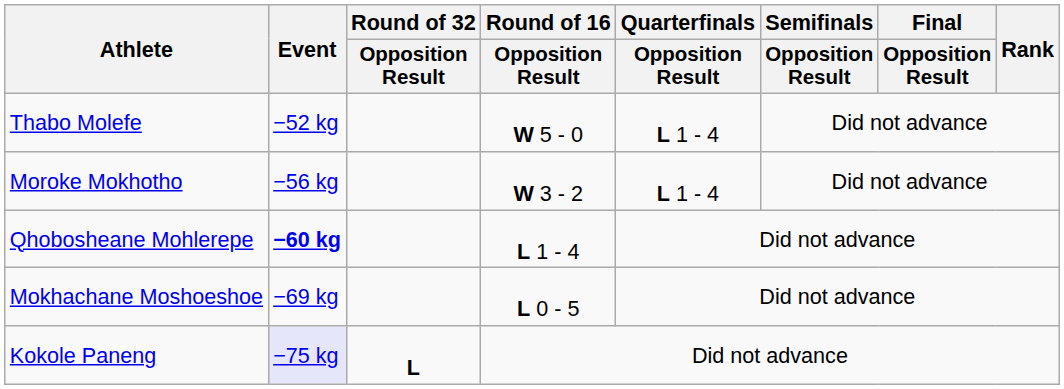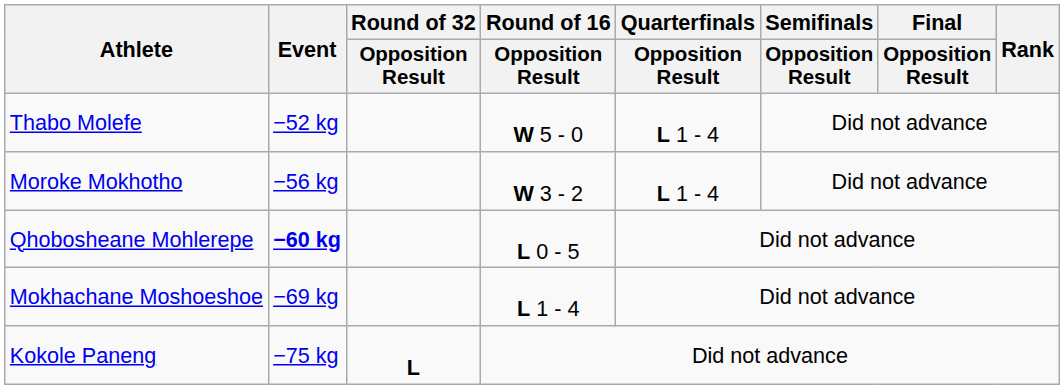(548, 251) L 1 - 4 -> (548, 251) L 0 - 5
(548, 309) L 0 - 5 -> (548, 309) L 1 - 4
(306, 356) lavender background -> (306, 356) no background
